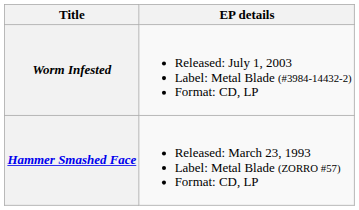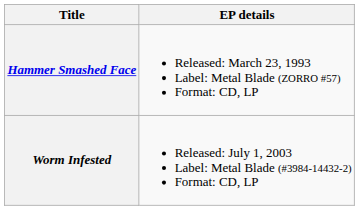rows swapped: (72, 160) <-> (72, 70)
